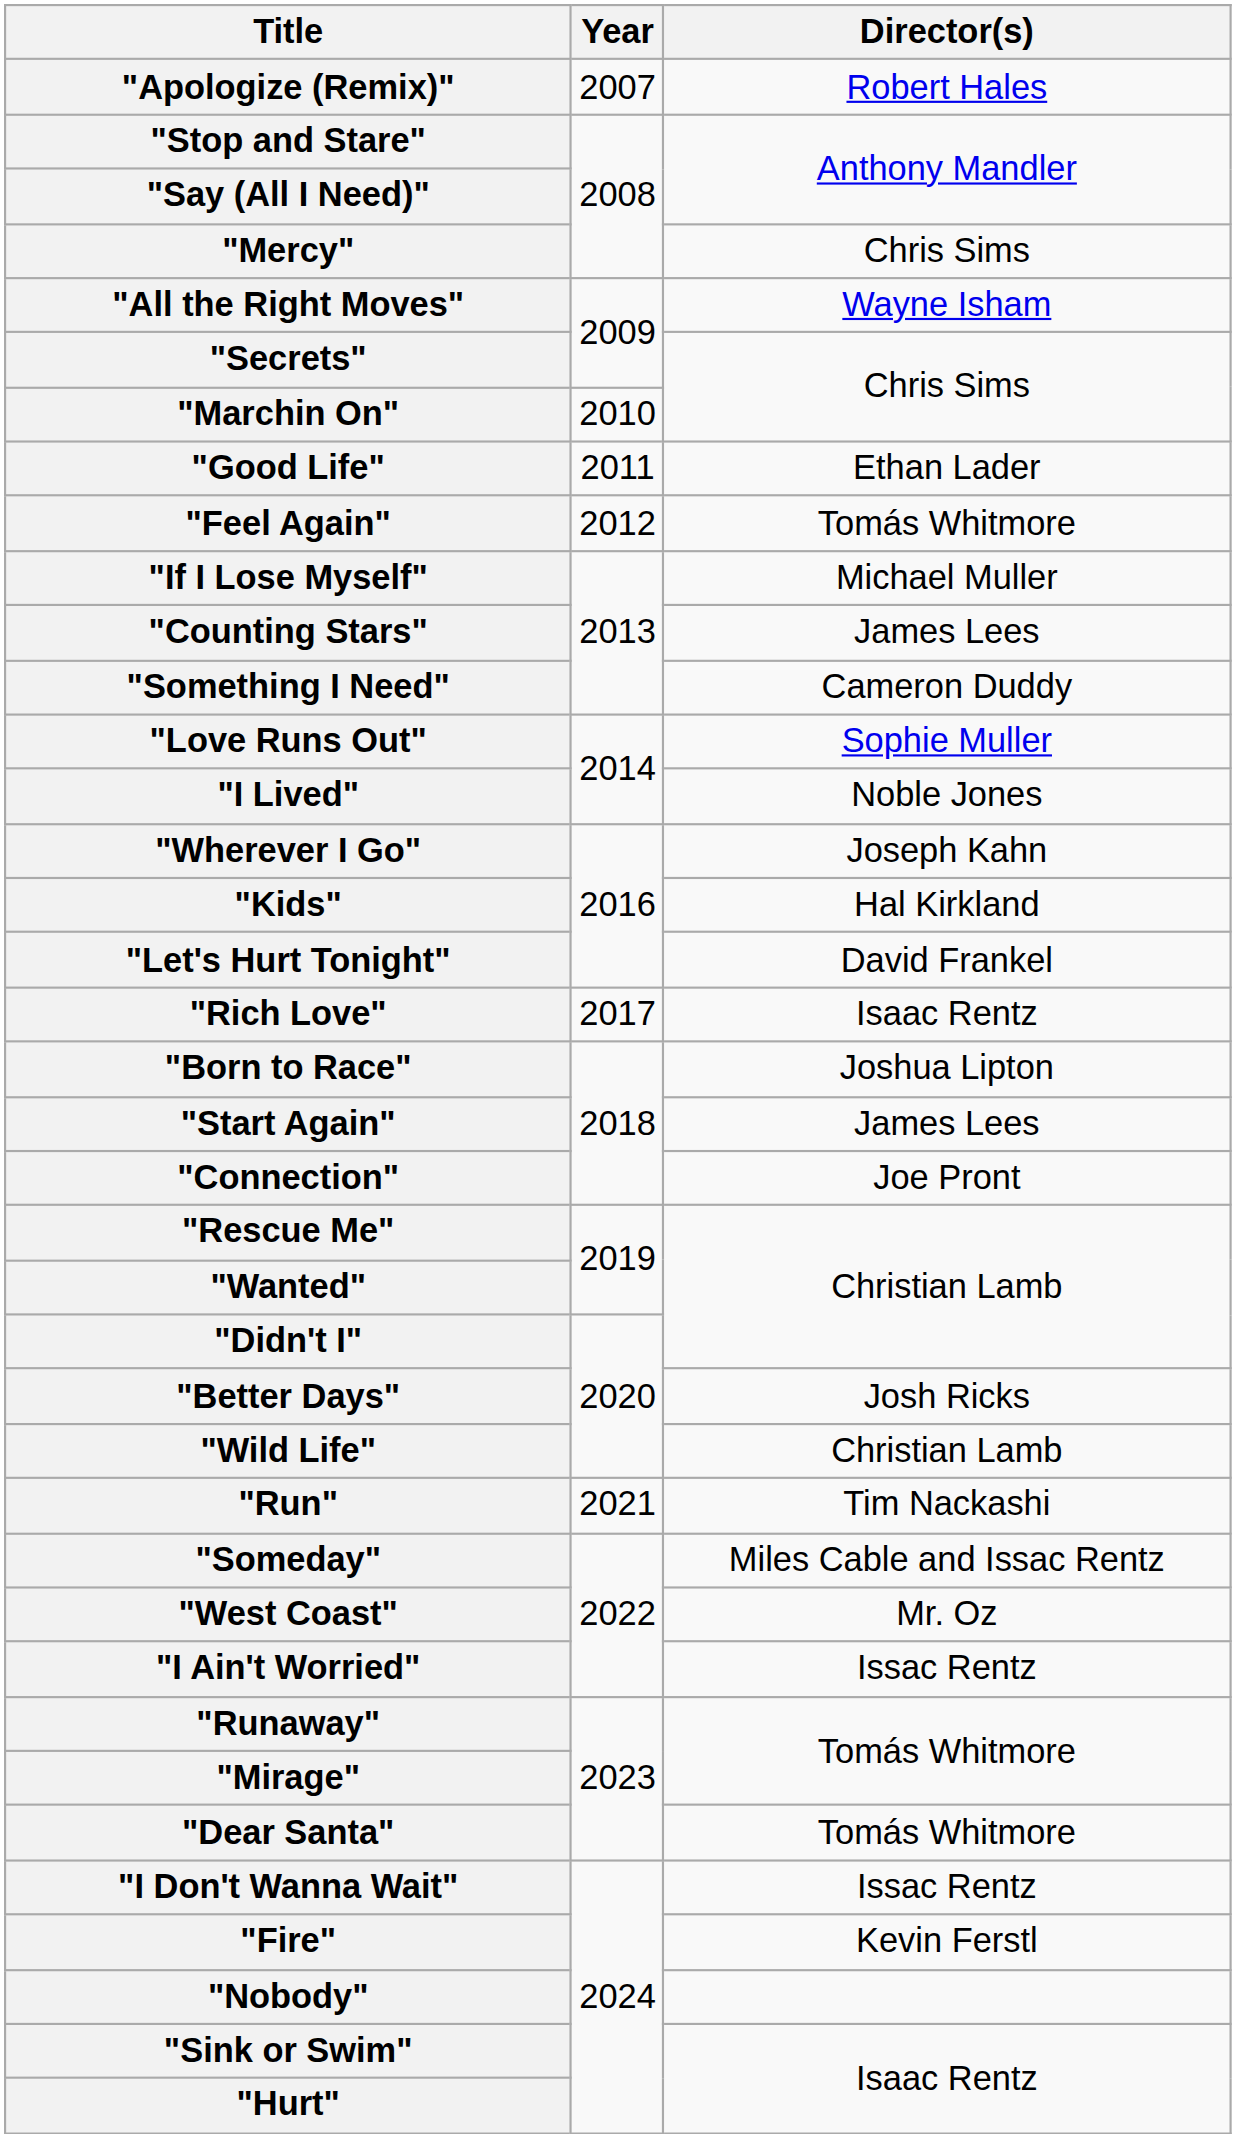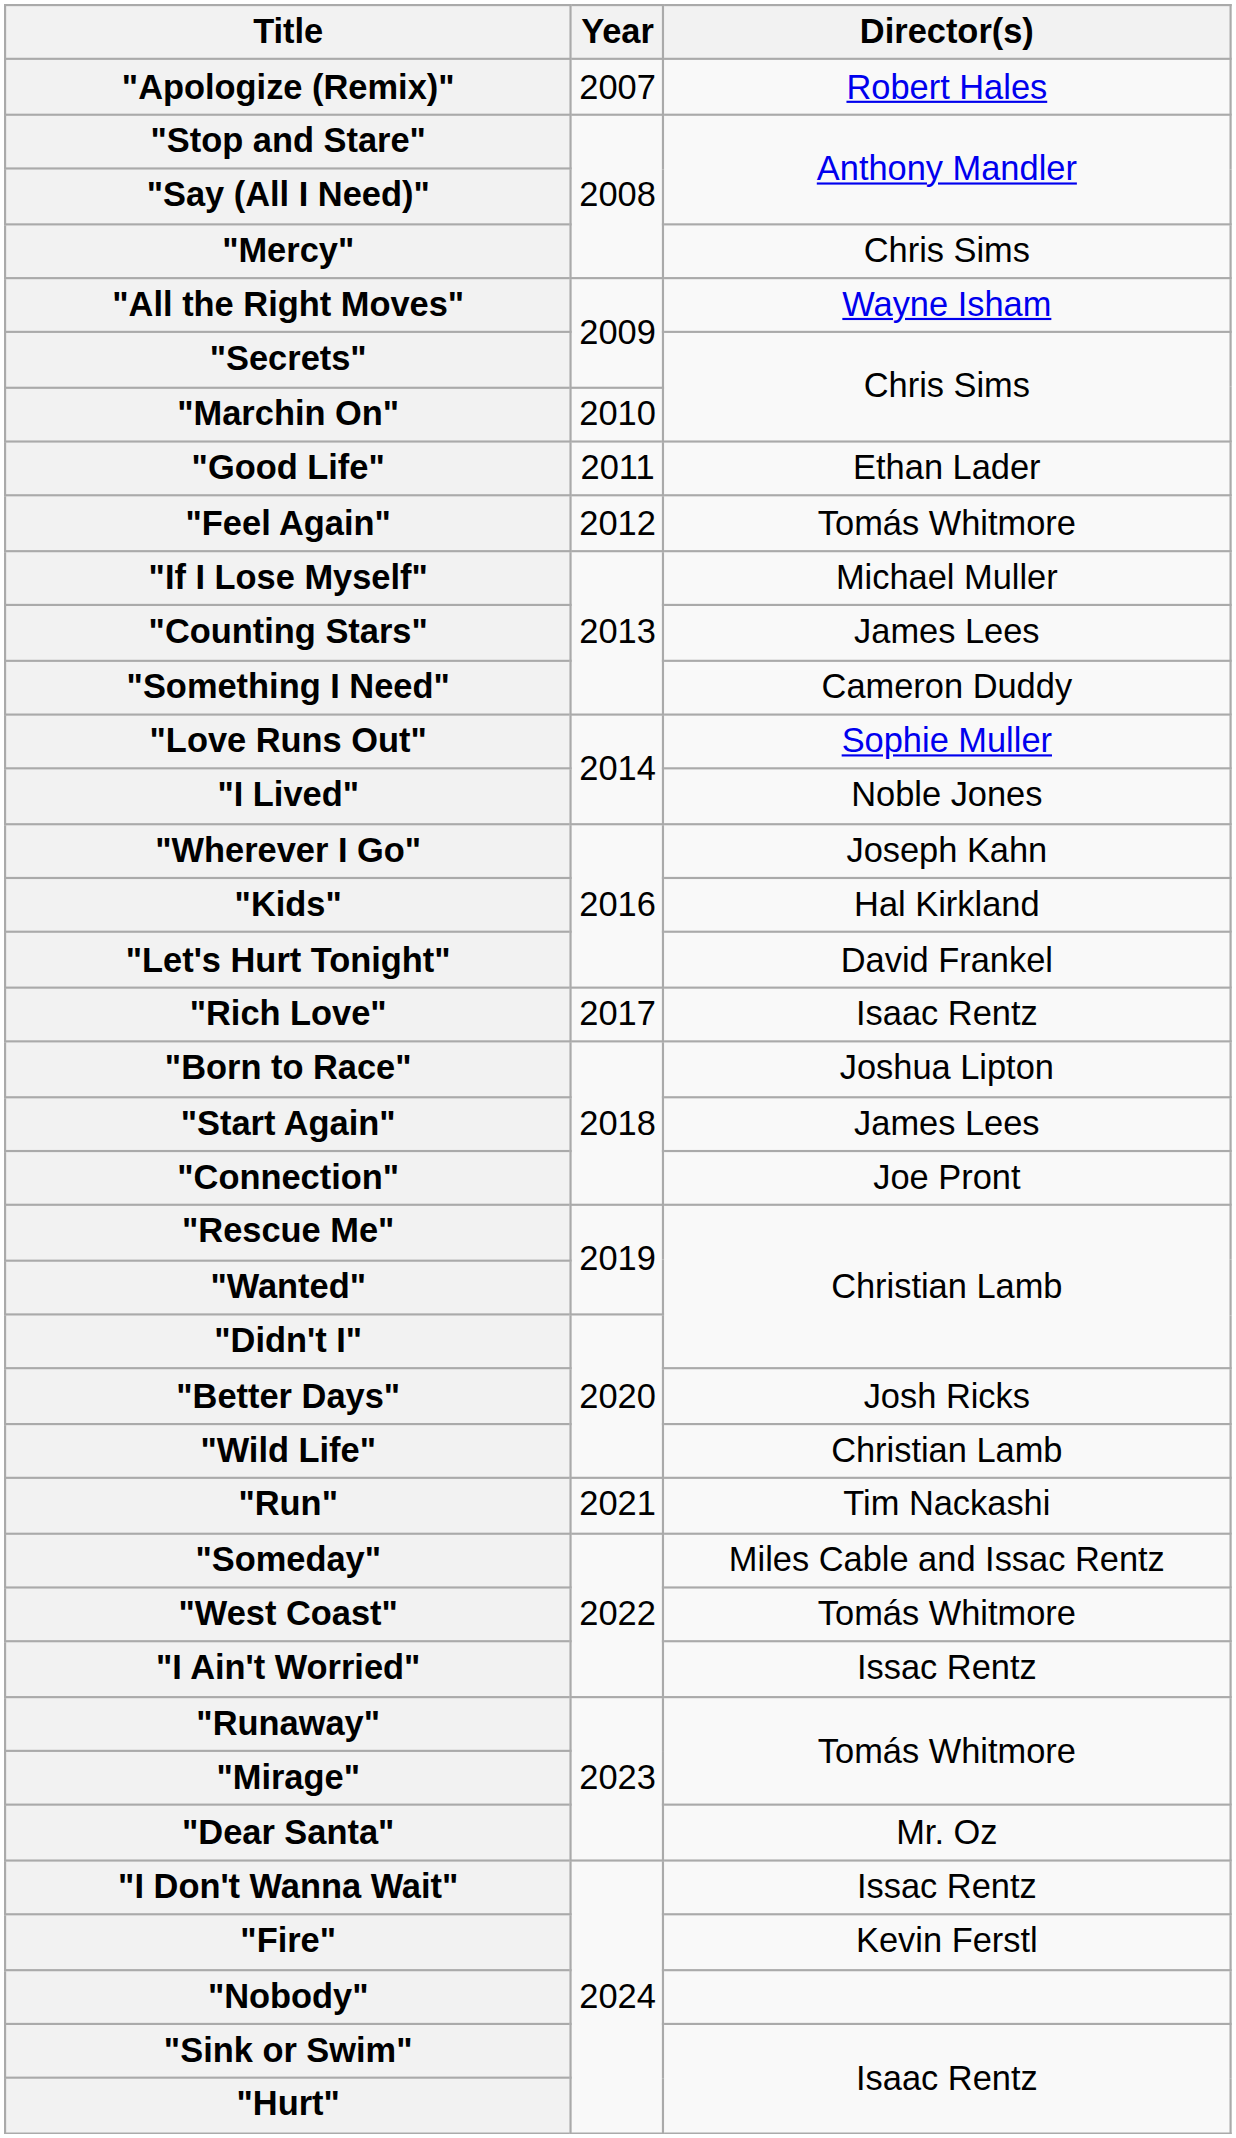(947, 1613) Mr. Oz -> (947, 1613) Tomás Whitmore
(947, 1832) Tomás Whitmore -> (947, 1832) Mr. Oz
